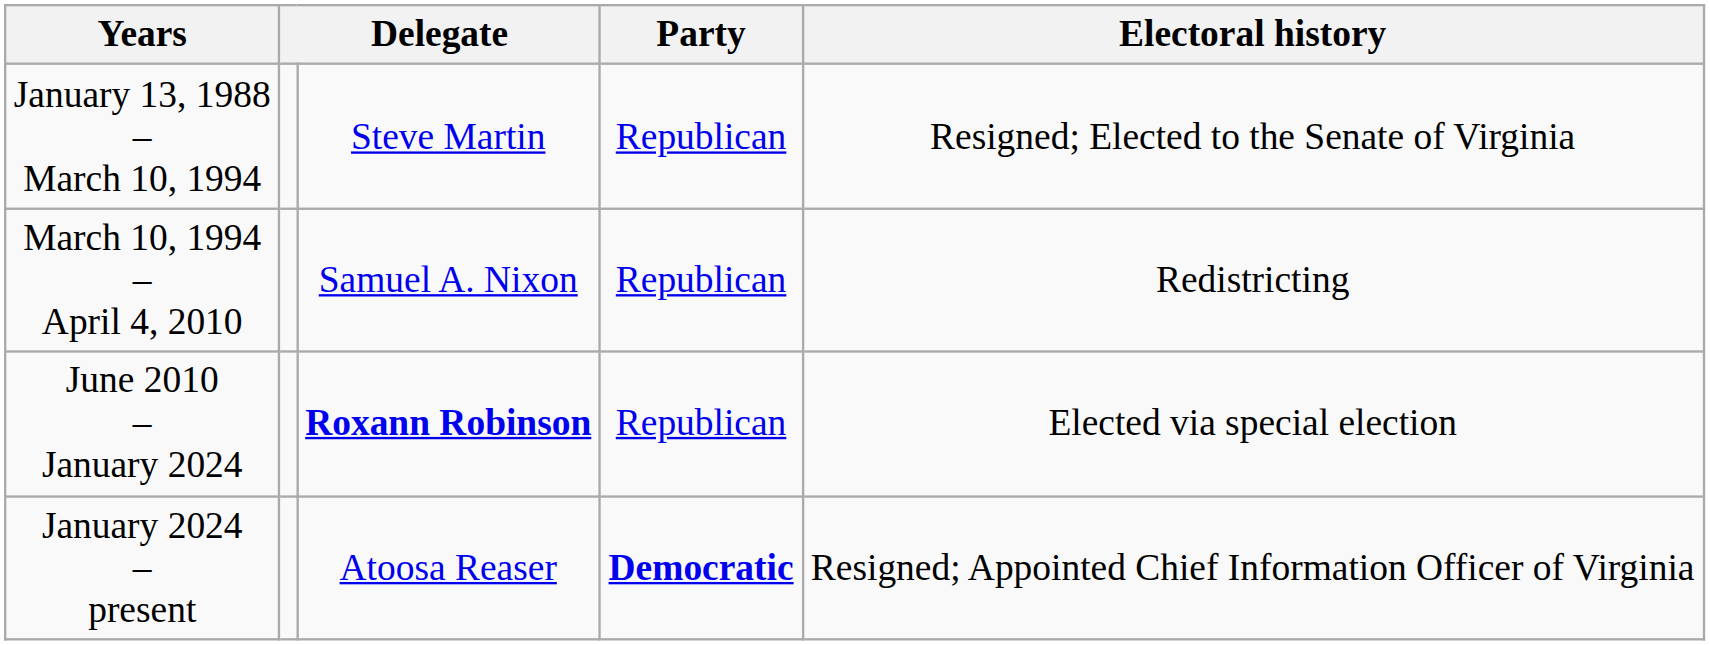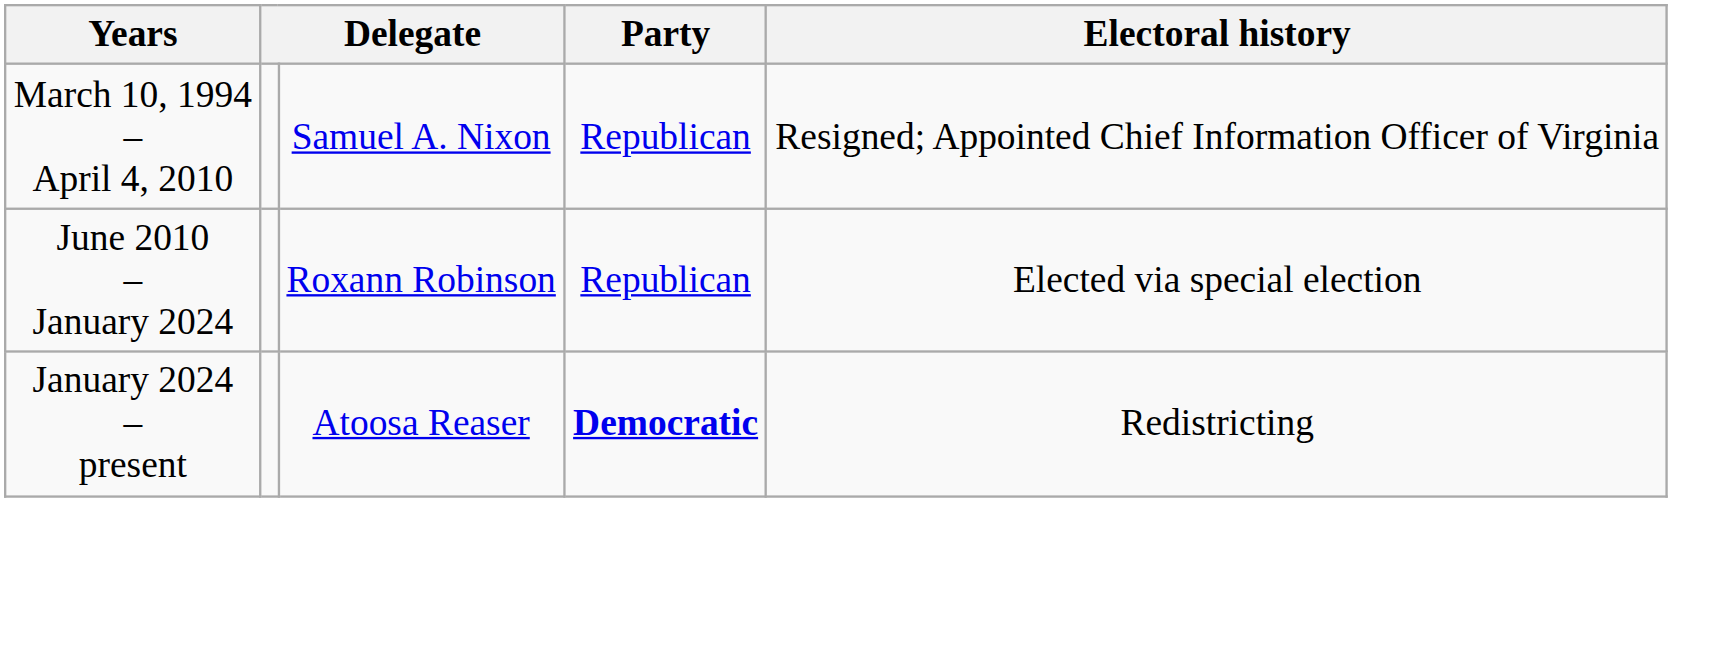- row: (142, 135)
(1253, 279) Redistricting -> (1217, 135) Resigned; Appointed Chief Information Officer of Virginia
(448, 422) bold -> (421, 279) normal
(1253, 566) Resigned; Appointed Chief Information Officer of Virginia -> (1217, 422) Redistricting
